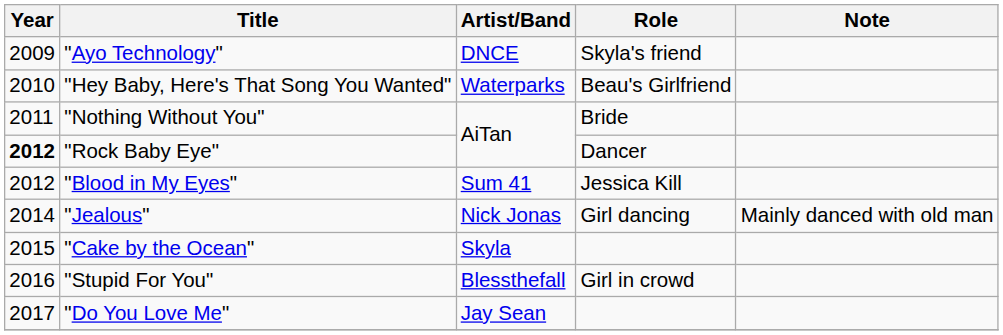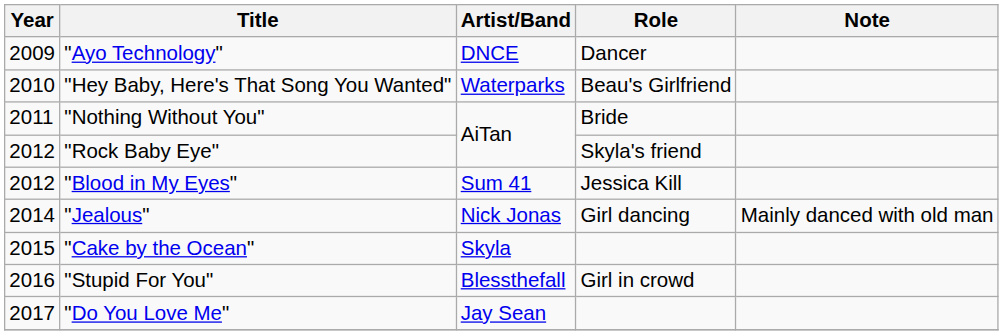(641, 53) Skyla's friend -> (614, 53) Dancer
(32, 150) bold -> (32, 150) normal
(614, 150) Dancer -> (641, 150) Skyla's friend
